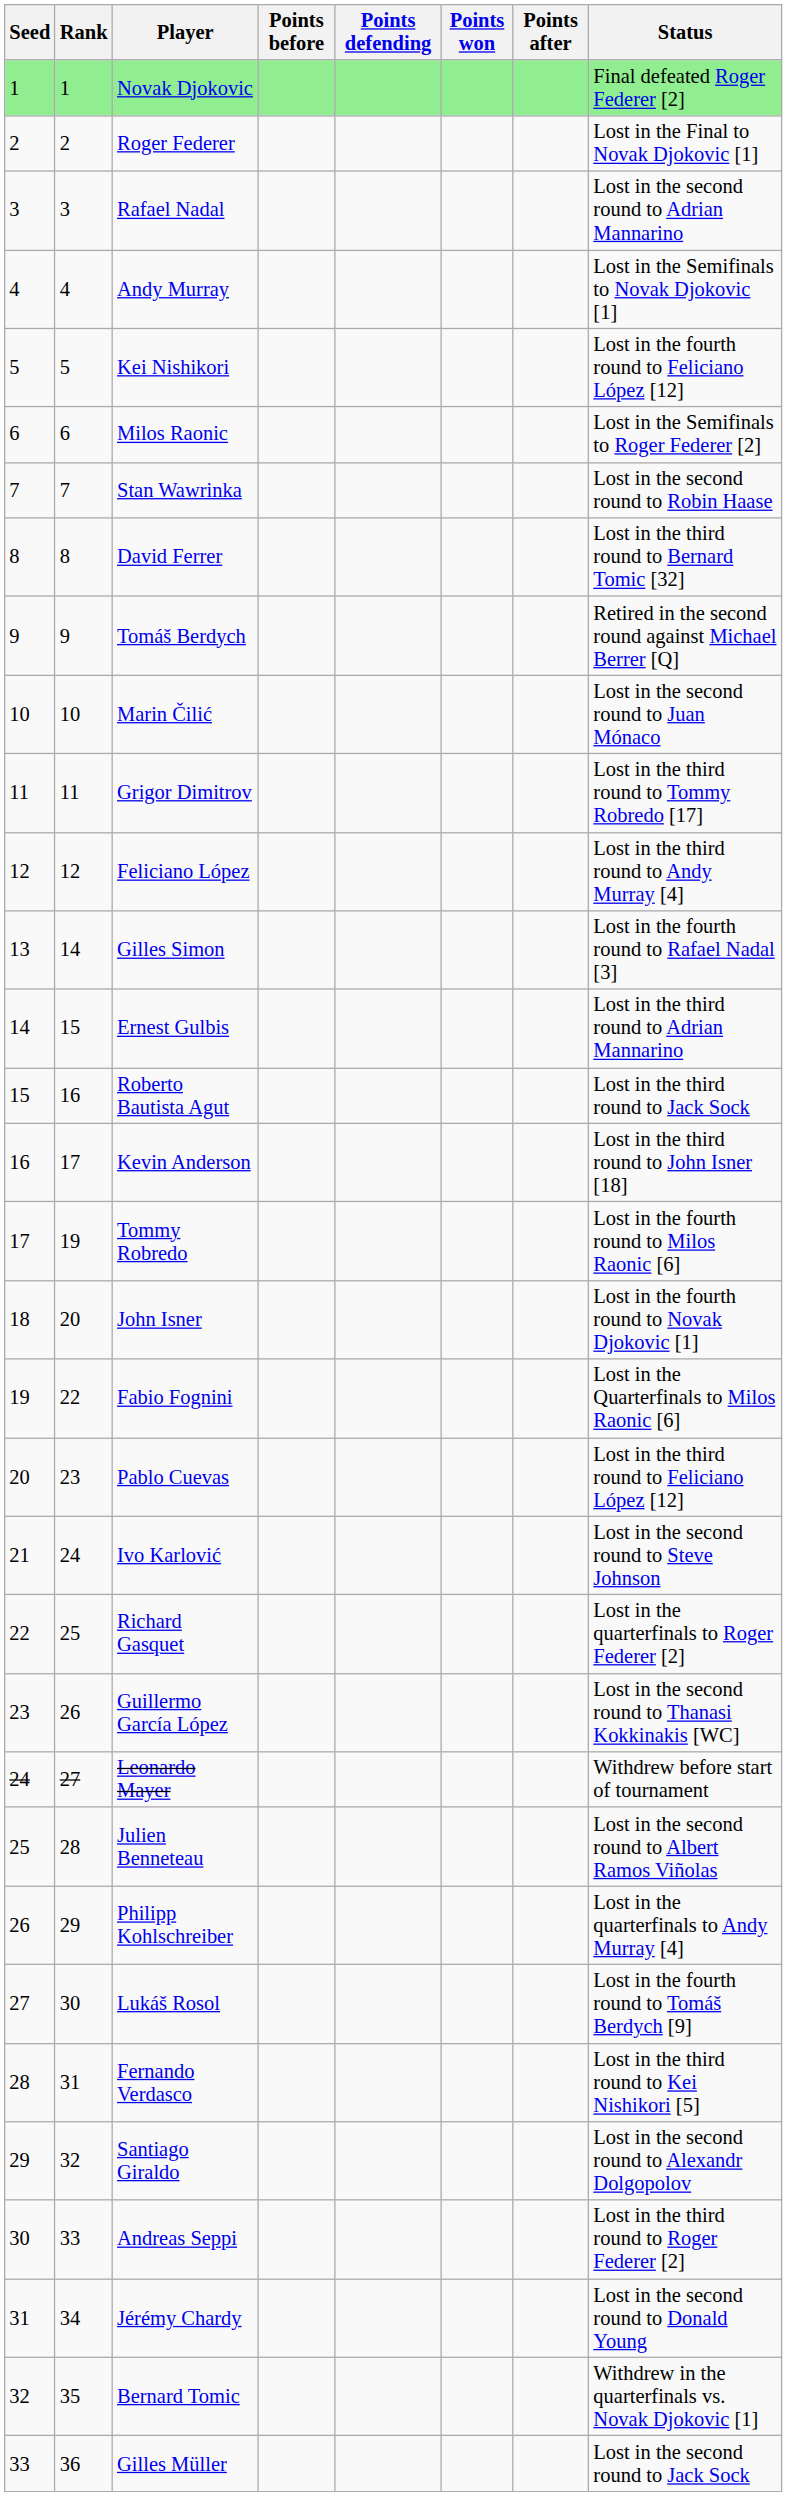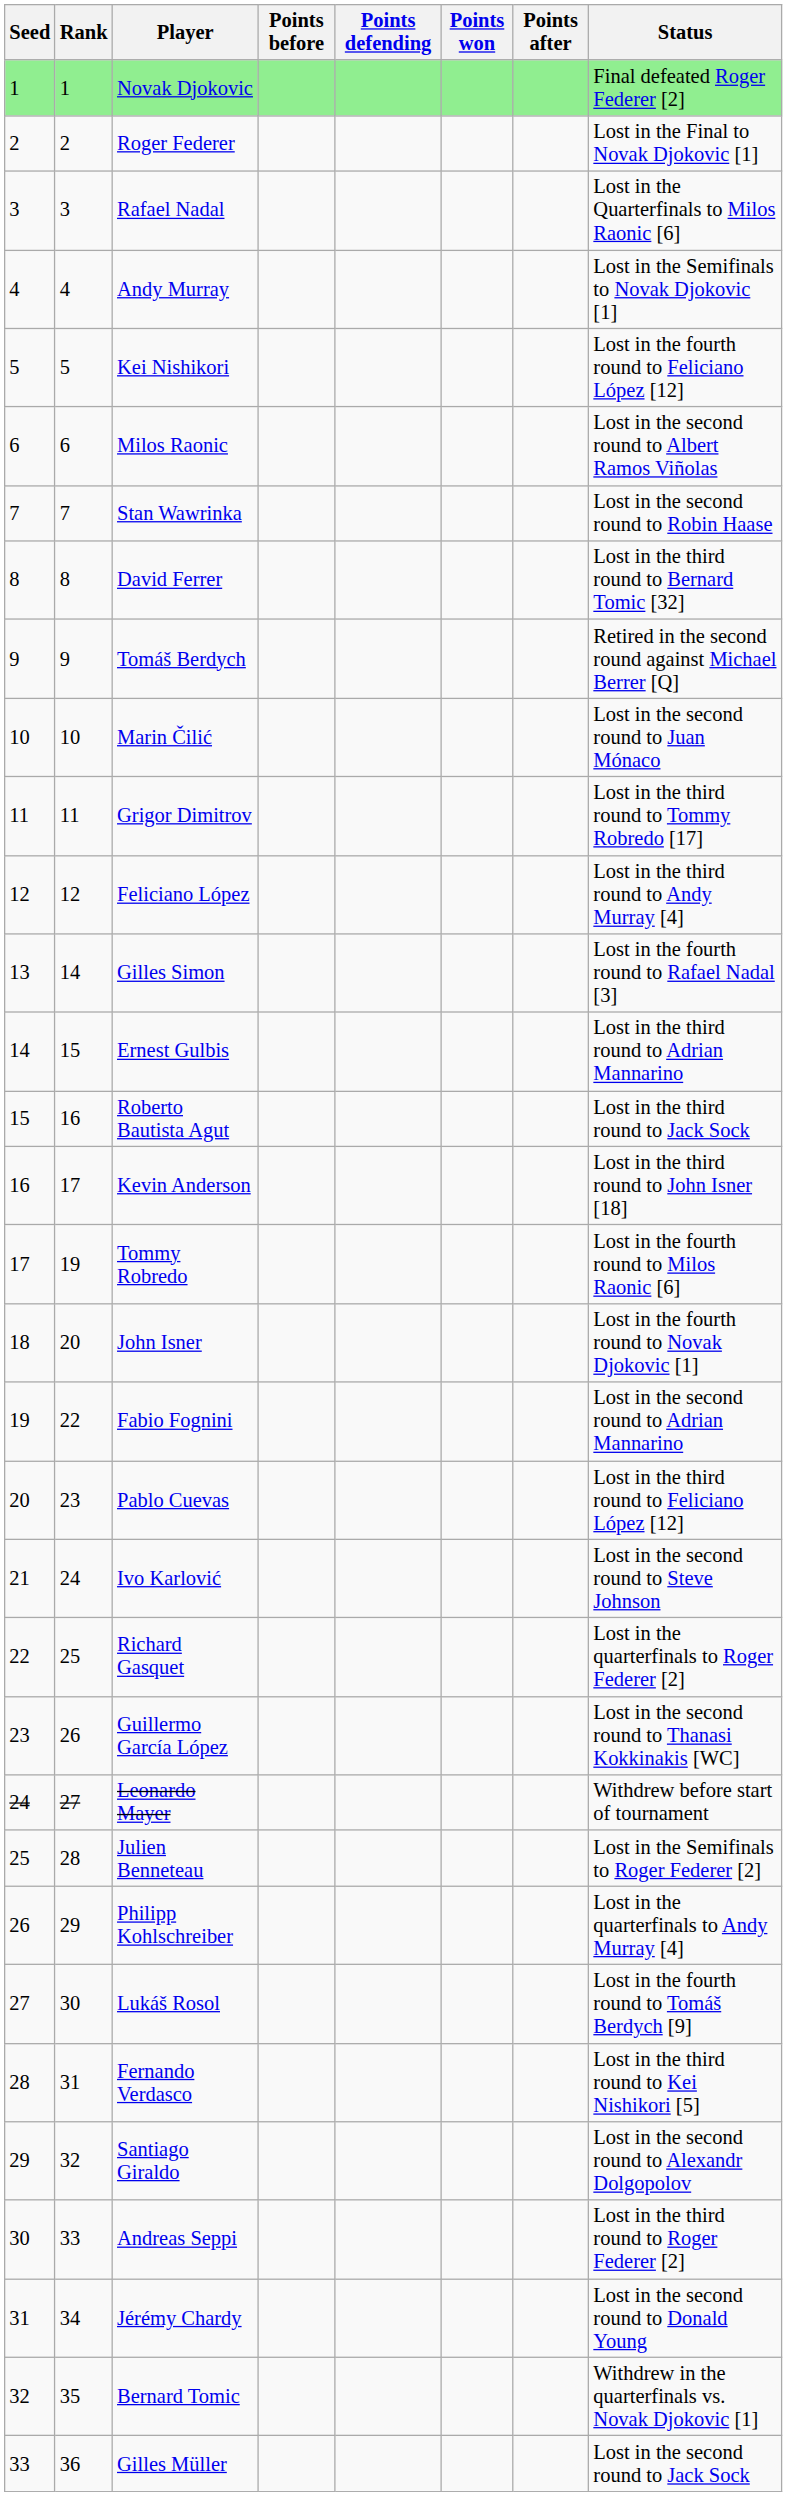(668, 210) Lost in the second round to Adrian Mannarino -> (684, 210) Lost in the Quarterfinals to Milos Raonic [6]
(683, 434) Lost in the Semifinals to Roger Federer [2] -> (668, 446) Lost in the second round to Albert Ramos Viñolas
(684, 1398) Lost in the Quarterfinals to Milos Raonic [6] -> (668, 1421) Lost in the second round to Adrian Mannarino
(668, 1846) Lost in the second round to Albert Ramos Viñolas -> (683, 1858) Lost in the Semifinals to Roger Federer [2]
